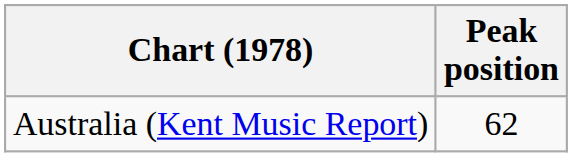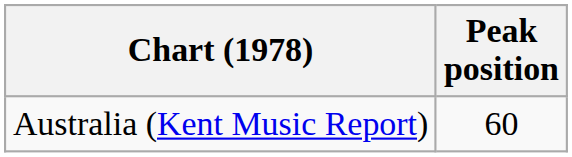(501, 123) 62 -> (501, 123) 60
